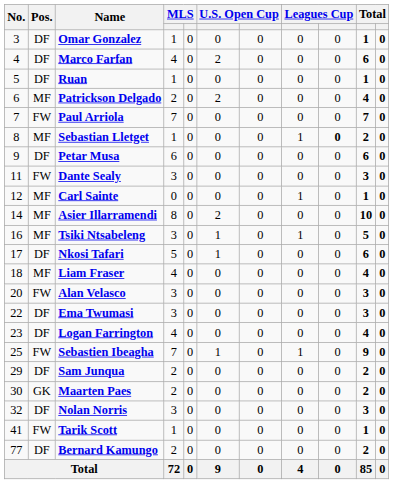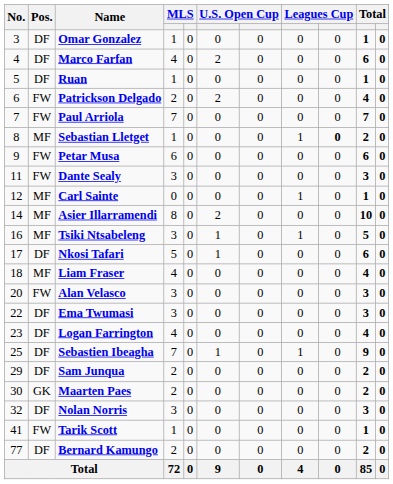(42, 98) MF -> (42, 98) FW
(42, 156) DF -> (42, 156) FW
(42, 352) FW -> (42, 352) DF
